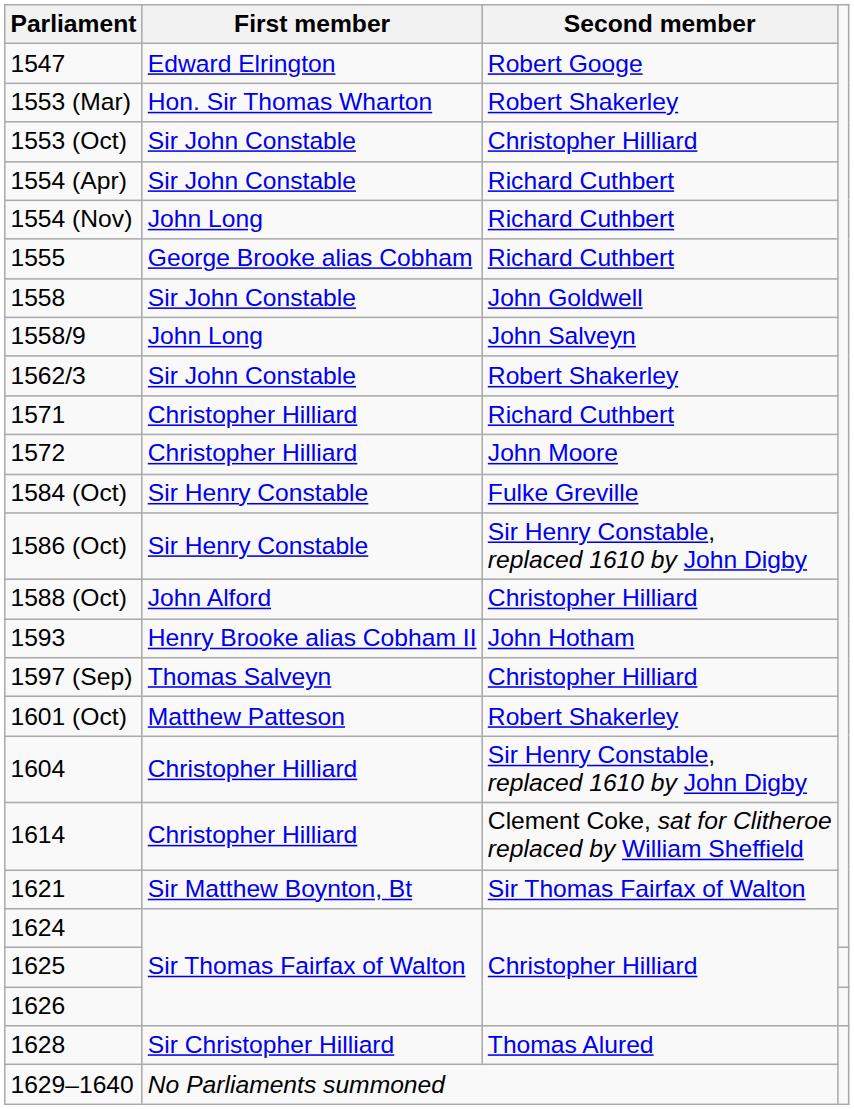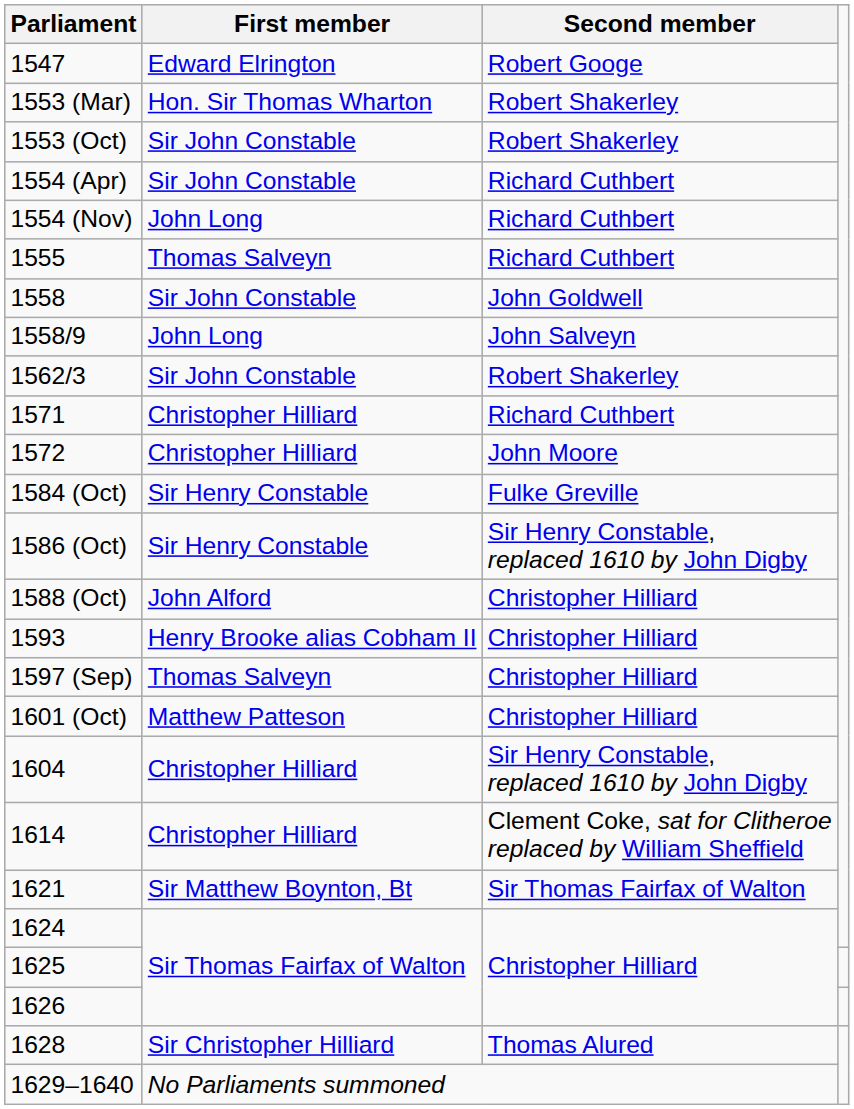(593, 141) Christopher Hilliard -> (583, 141) Robert Shakerley
(310, 258) George Brooke alias Cobham -> (240, 258) Thomas Salveyn
(561, 637) John Hotham -> (593, 637) Christopher Hilliard
(583, 716) Robert Shakerley -> (593, 716) Christopher Hilliard
